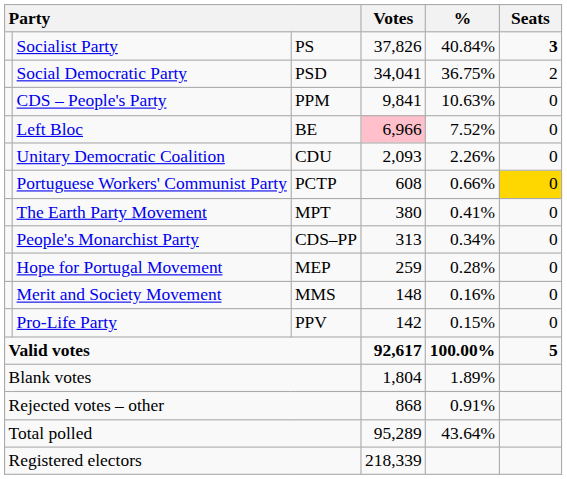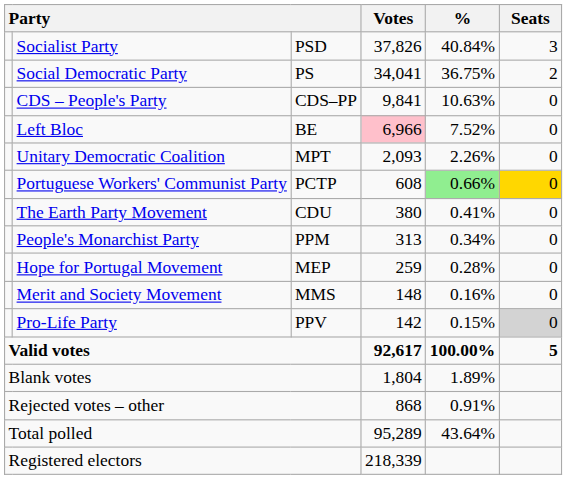(305, 45) PS -> (311, 45) PSD
(553, 45) bold -> (553, 45) normal
(311, 73) PSD -> (305, 73) PS
(312, 101) PPM -> (326, 101) CDS–PP
(313, 156) CDU -> (313, 156) MPT
(473, 184) no background -> (473, 184) lightgreen background
(313, 211) MPT -> (313, 211) CDU
(326, 239) CDS–PP -> (312, 239) PPM
(553, 322) no background -> (553, 322) lightgrey background
